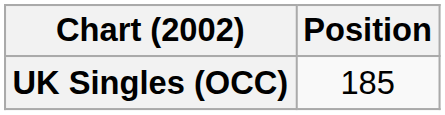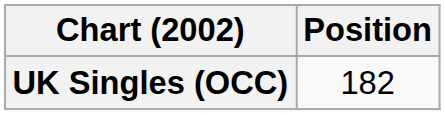(368, 82) 185 -> (368, 82) 182
